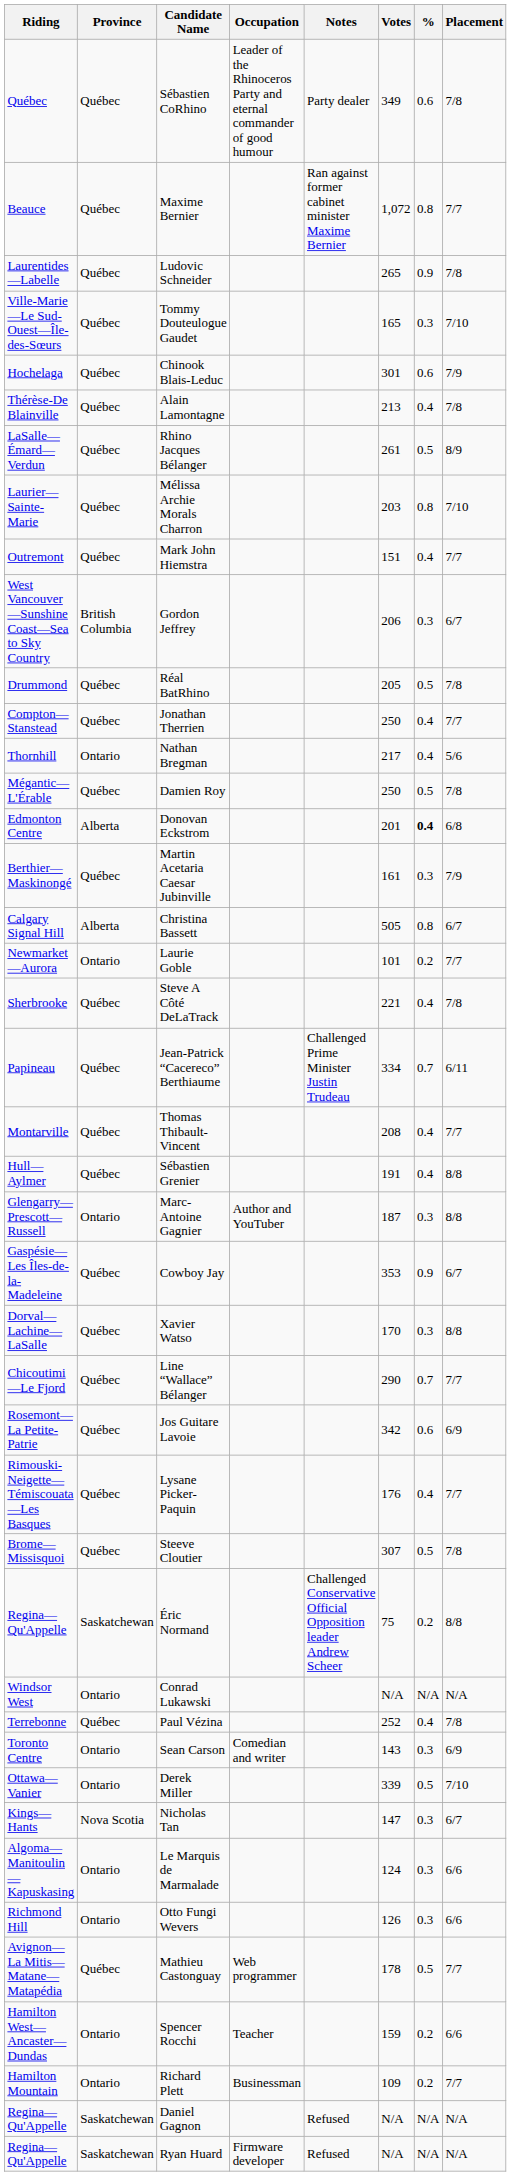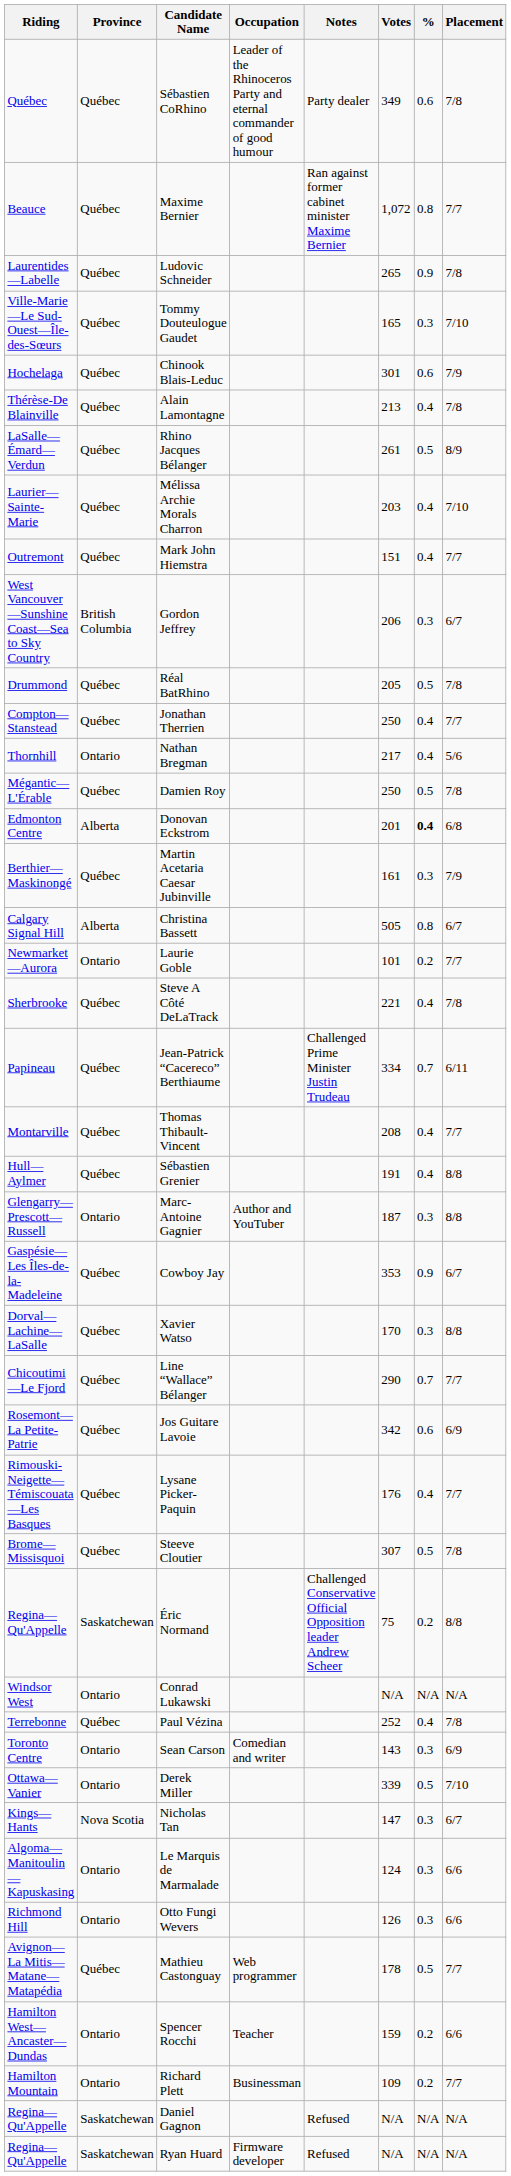(425, 507) 0.8 -> (425, 507) 0.4
